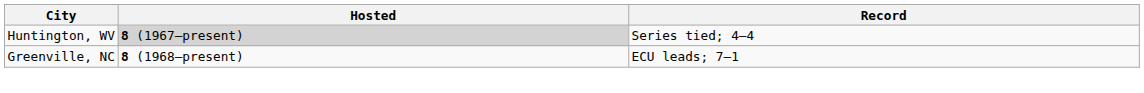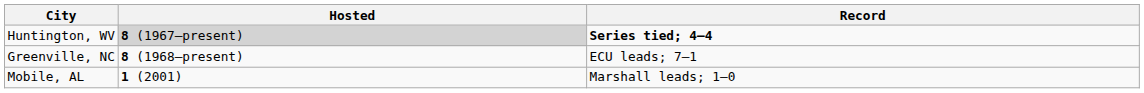(693, 36) normal -> (651, 36) bold
+ row: (46, 77)
